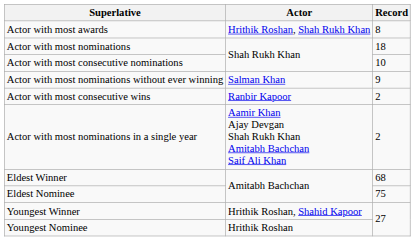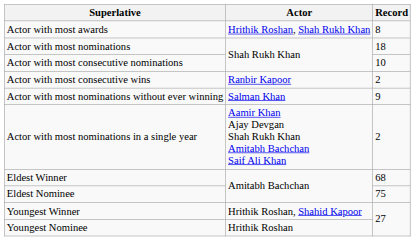rows swapped: (79, 96) <-> (115, 79)
